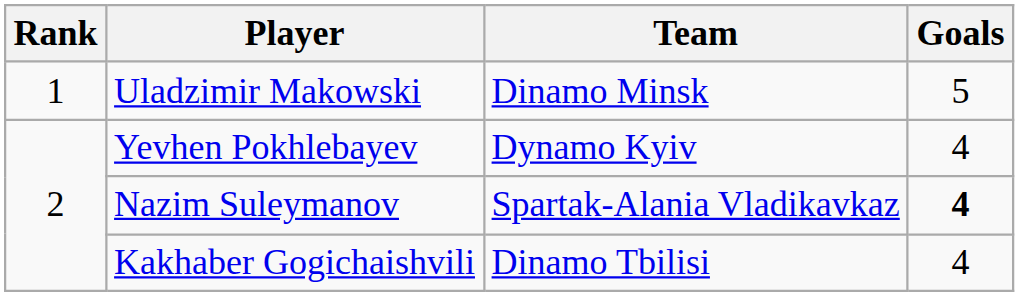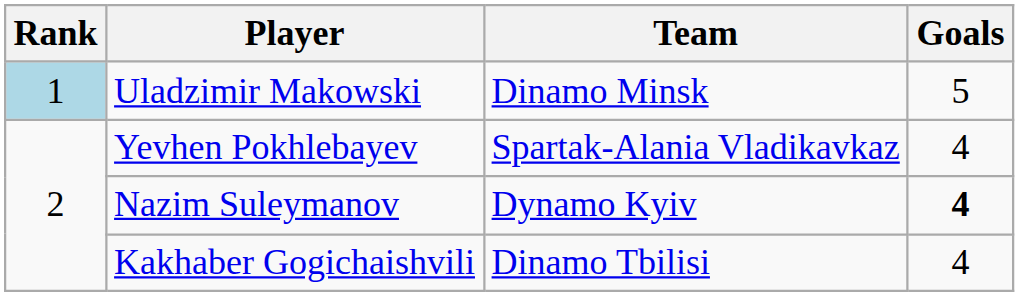(55, 90) no background -> (55, 90) lightblue background
(594, 147) Dynamo Kyiv -> (696, 147) Spartak-Alania Vladikavkaz
(696, 204) Spartak-Alania Vladikavkaz -> (594, 204) Dynamo Kyiv
